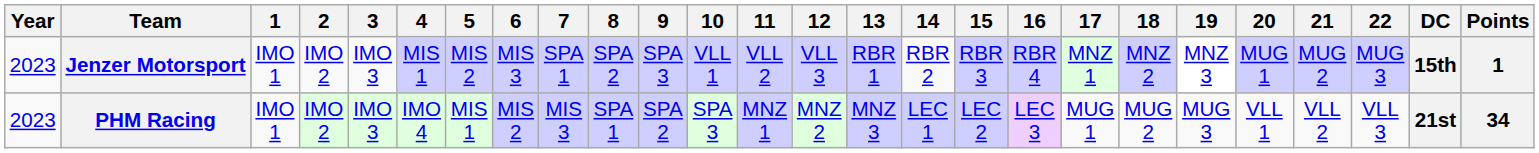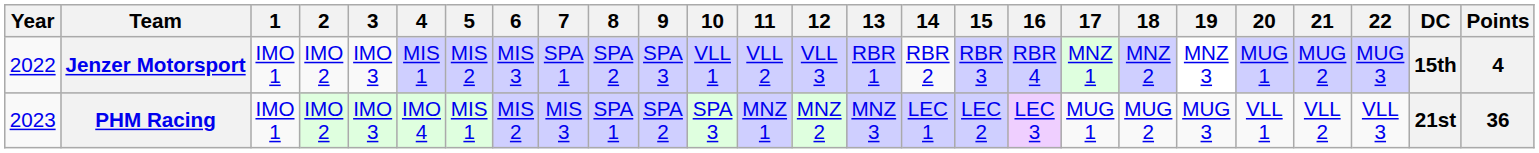(33, 65) 2023 -> (33, 65) 2022
(1498, 65) 1 -> (1498, 65) 4
(1498, 120) 34 -> (1498, 120) 36
